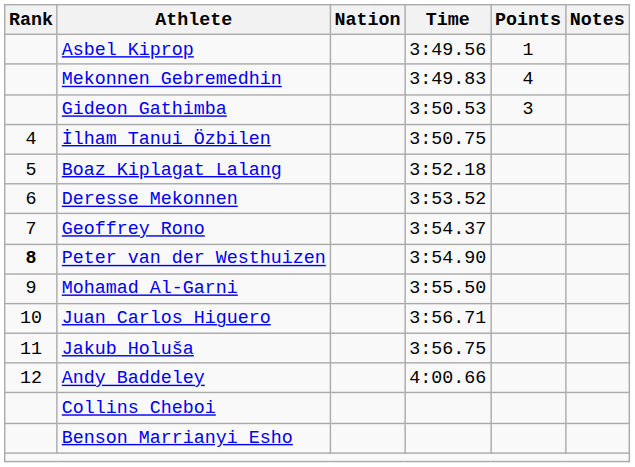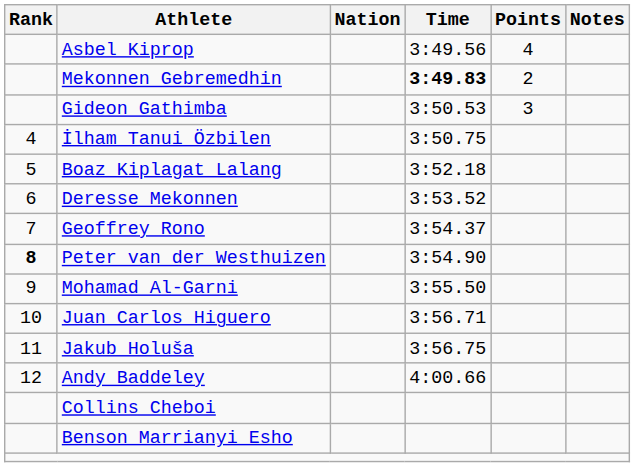(528, 50) 1 -> (528, 50) 4
(448, 79) normal -> (448, 79) bold
(528, 79) 4 -> (528, 79) 2
